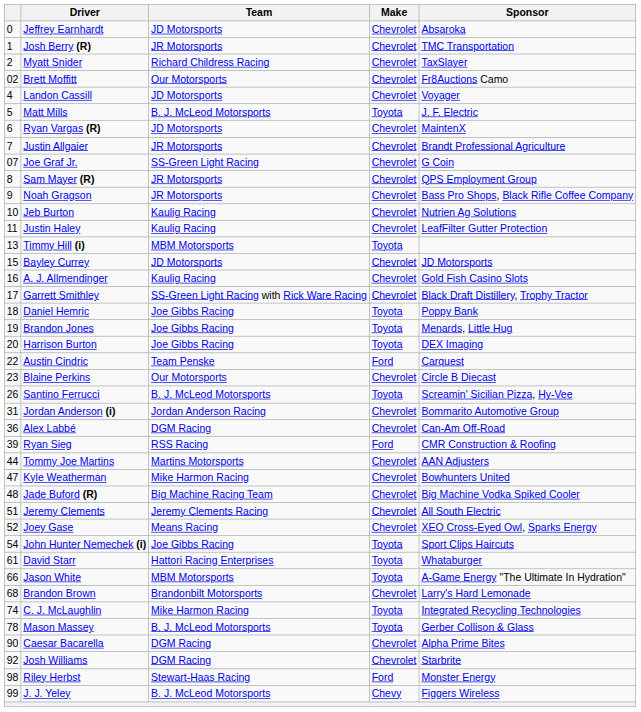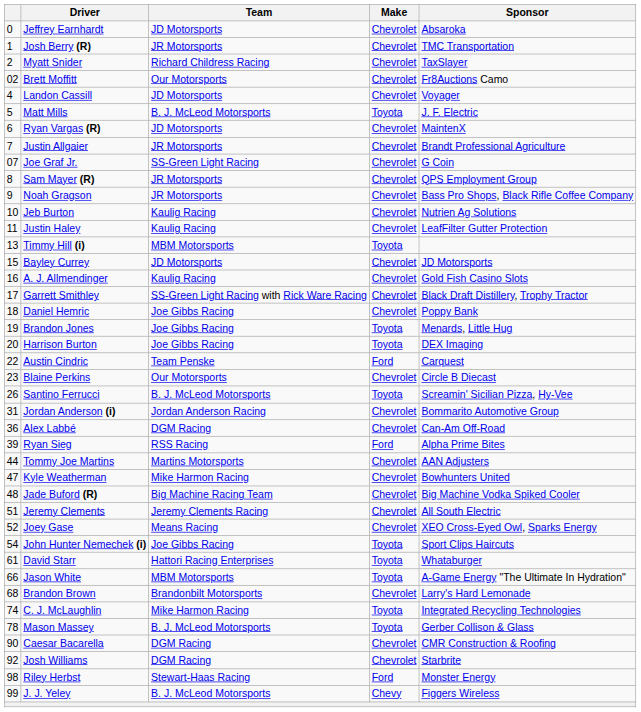(387, 312) Toyota -> (394, 312) Chevrolet
(489, 445) CMR Construction & Roofing -> (463, 445) Alpha Prime Bites
(463, 644) Alpha Prime Bites -> (489, 644) CMR Construction & Roofing
